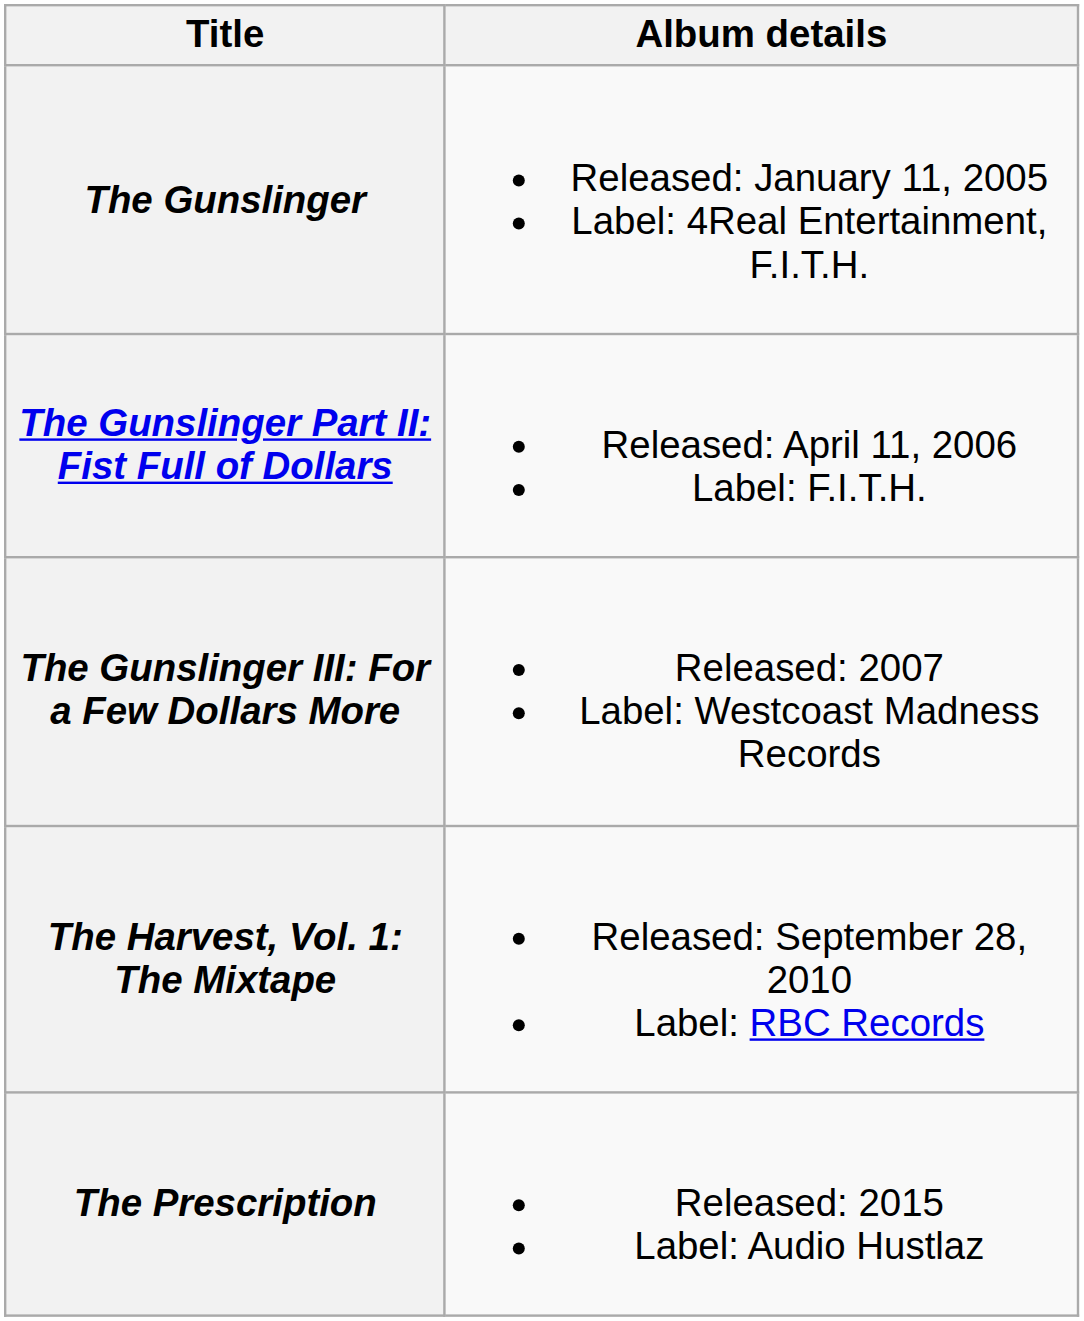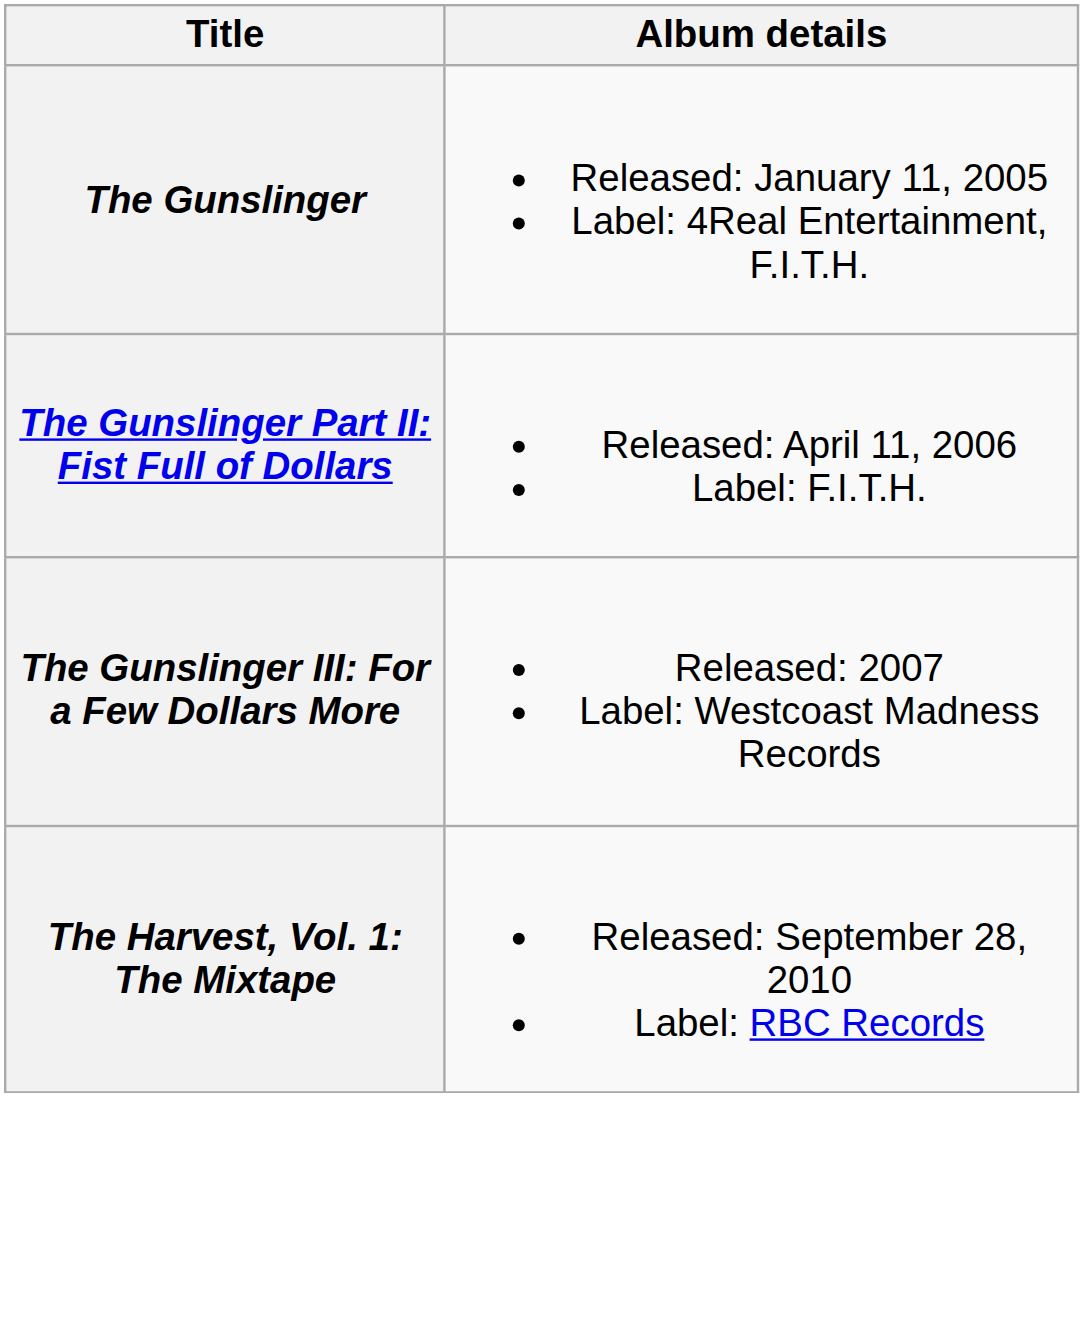- row: (225, 1203)
